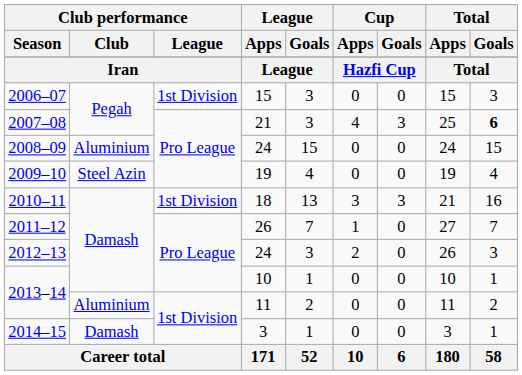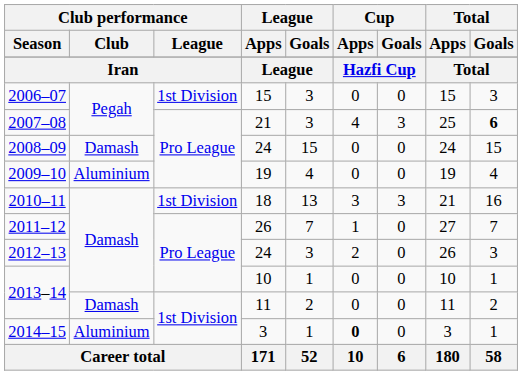(112, 148) Aluminium -> (112, 148) Damash
(112, 174) Steel Azin -> (112, 174) Aluminium
(112, 305) Aluminium -> (112, 305) Damash
(112, 331) Damash -> (112, 331) Aluminium
(355, 331) normal -> (355, 331) bold
